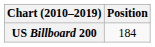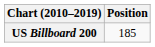(127, 32) 184 -> (127, 32) 185
